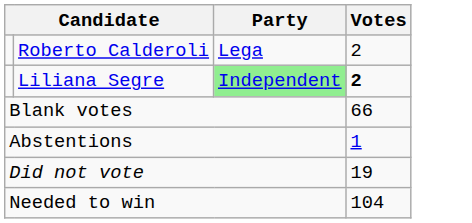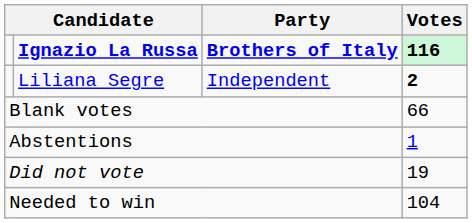+ row: (108, 50)
- row: (114, 50)
(280, 81) lightgreen background -> (269, 81) no background
